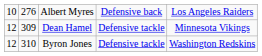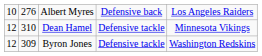(29, 28) 309 -> (29, 28) 310
(29, 43) 310 -> (29, 43) 309
